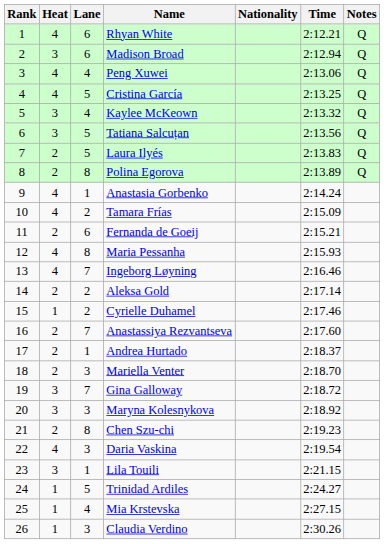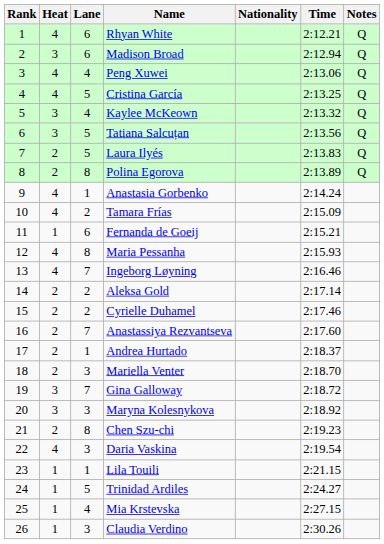(55, 232) 2 -> (55, 232) 1
(55, 311) 1 -> (55, 311) 2
(55, 469) 3 -> (55, 469) 1
